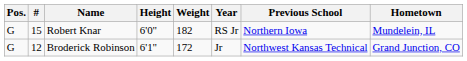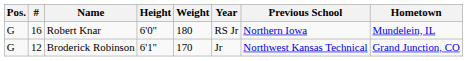(36, 30) 15 -> (36, 30) 16
(184, 30) 182 -> (184, 30) 180
(184, 47) 172 -> (184, 47) 170
